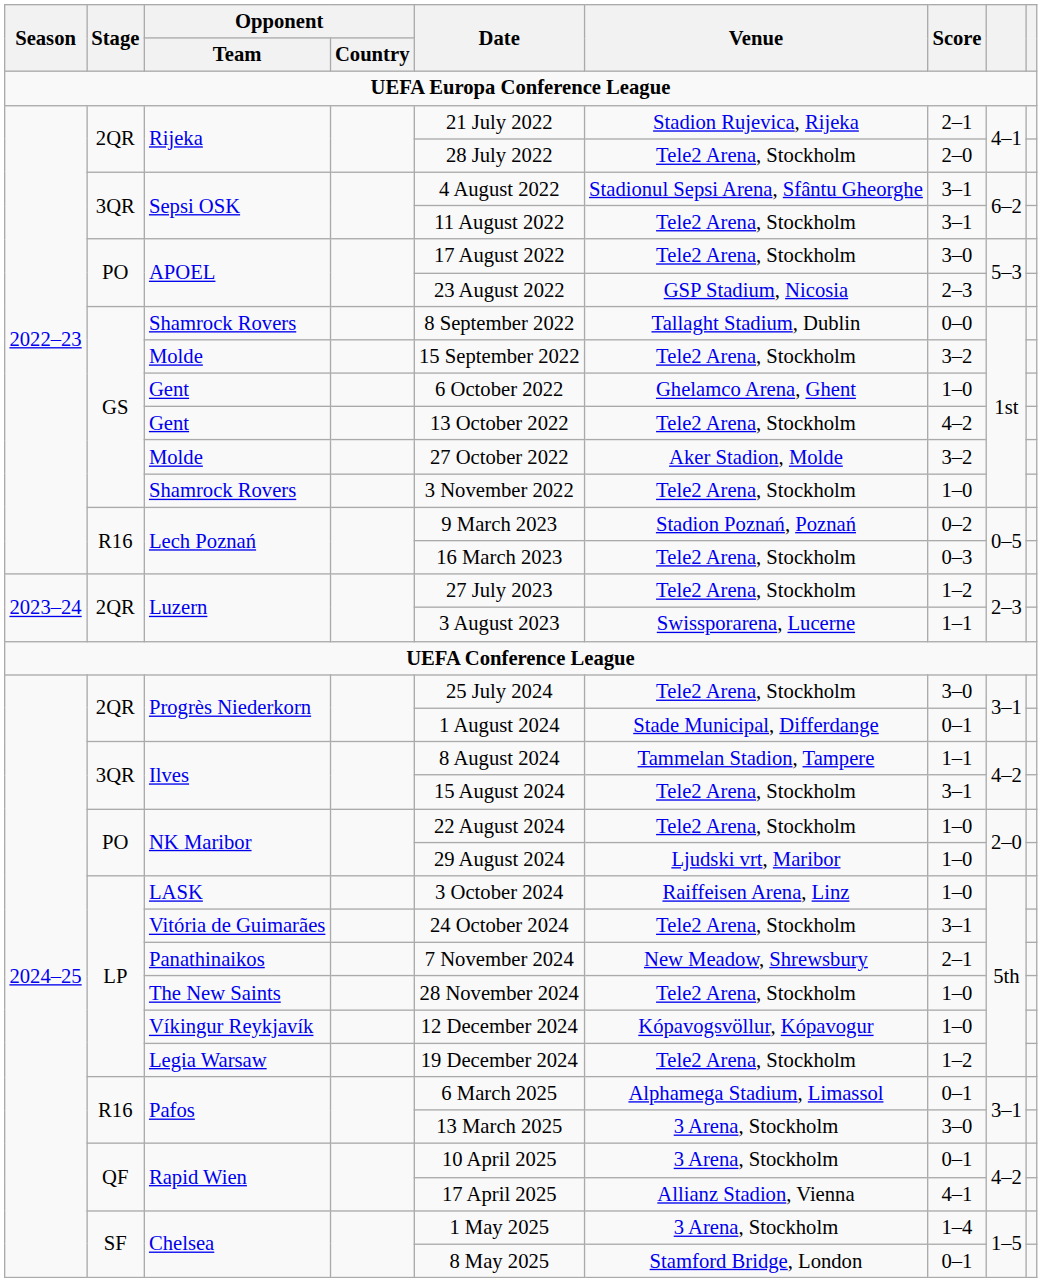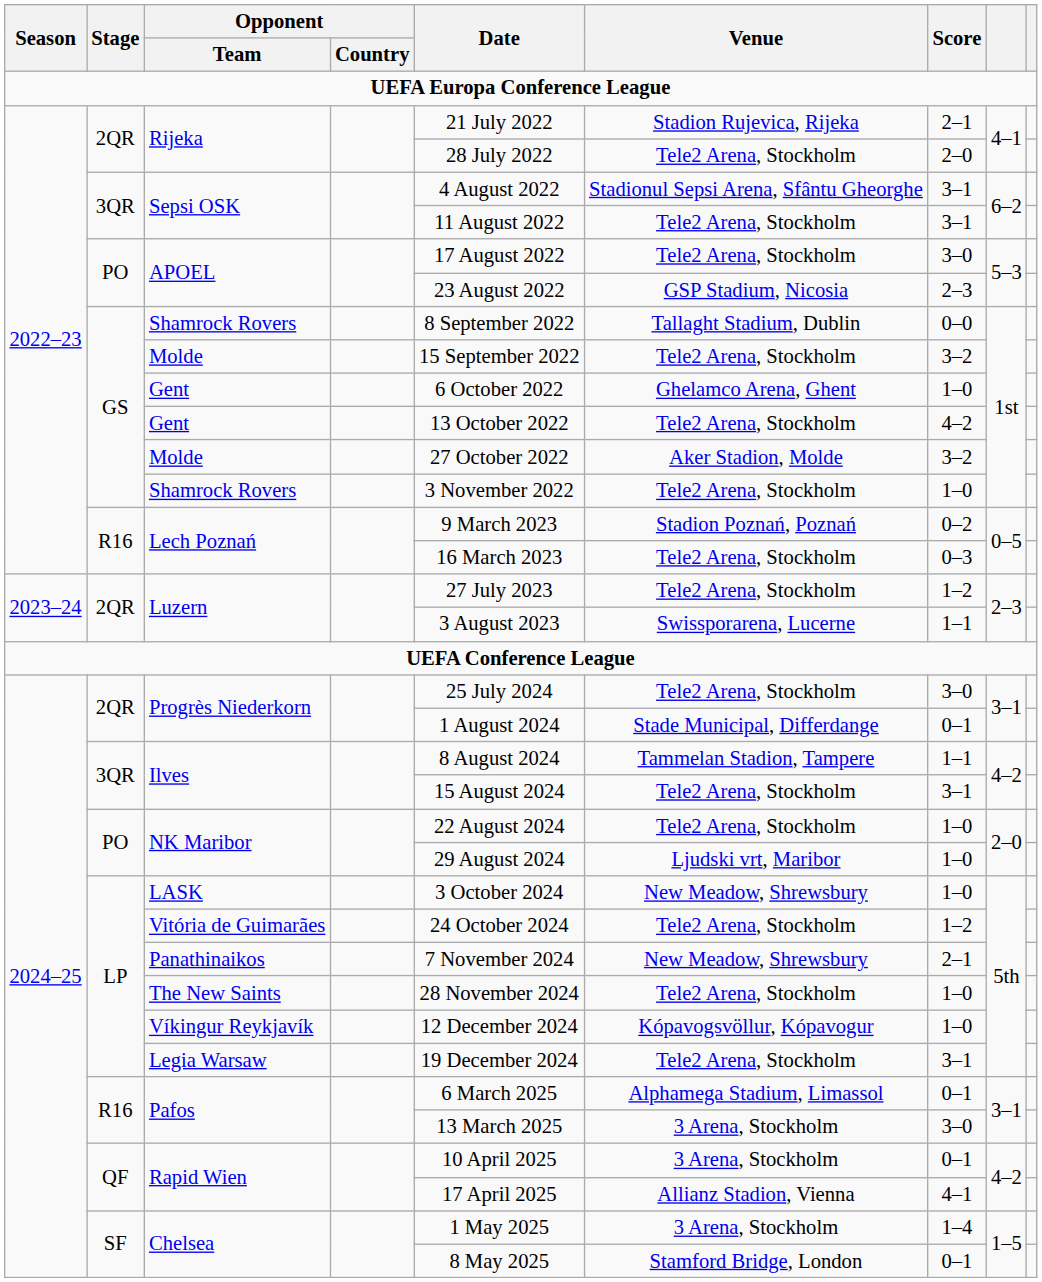(756, 891) Raiffeisen Arena, Linz -> (756, 891) New Meadow, Shrewsbury
(957, 925) 3–1 -> (957, 925) 1–2
(957, 1059) 1–2 -> (957, 1059) 3–1
